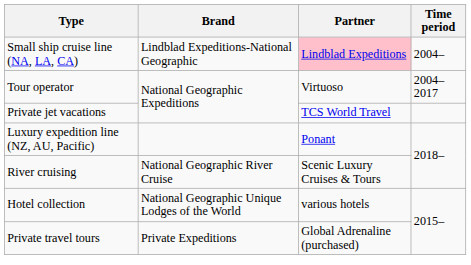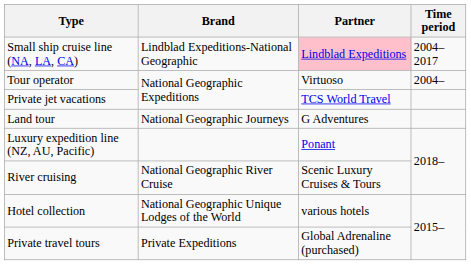(429, 53) 2004– -> (429, 53) 2004–2017
(429, 86) 2004–2017 -> (429, 80) 2004–
+ row: (31, 118)
